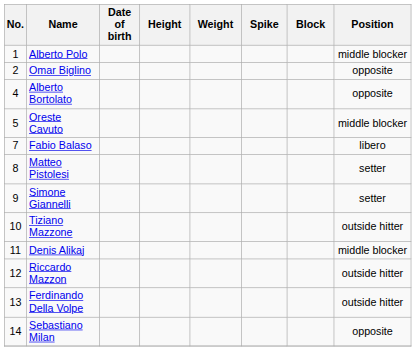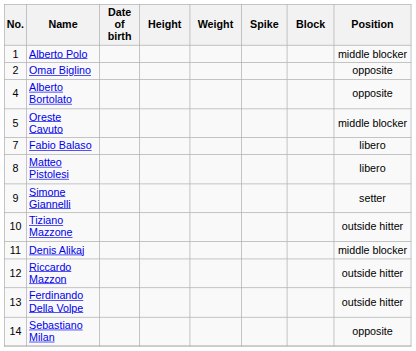(372, 169) setter -> (372, 169) libero
